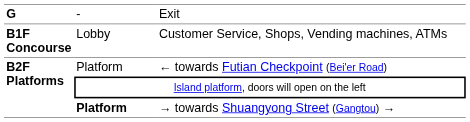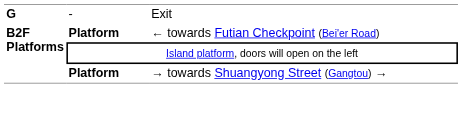- row: (303, 33)
(99, 67) normal -> (94, 32) bold
